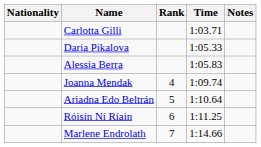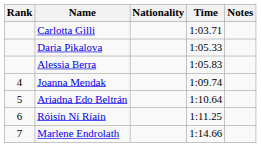columns swapped: (172, 13) <-> (33, 13)
